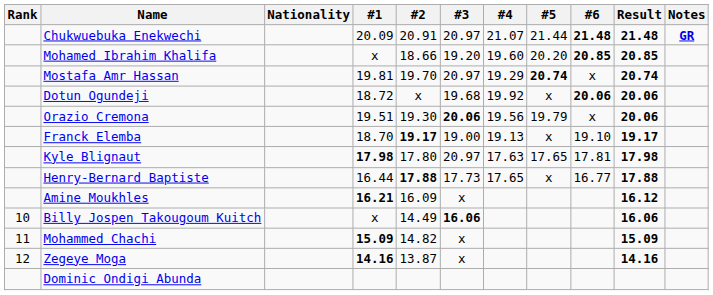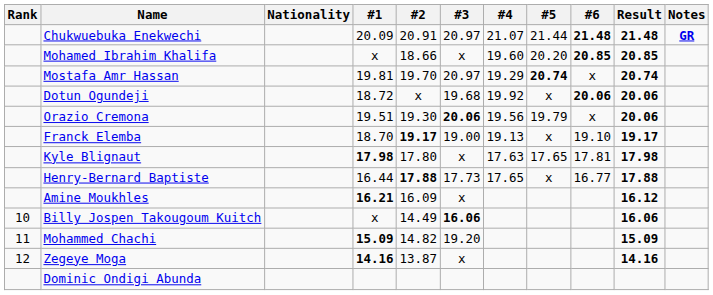(462, 55) 19.20 -> (462, 55) x
(462, 157) 20.97 -> (462, 157) x
(462, 238) x -> (462, 238) 19.20
